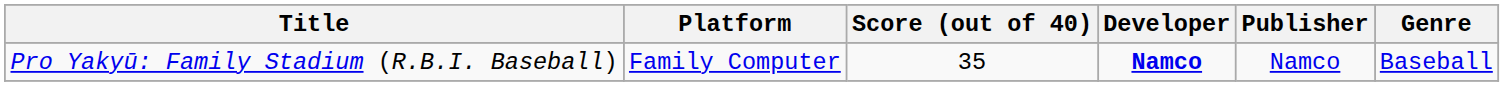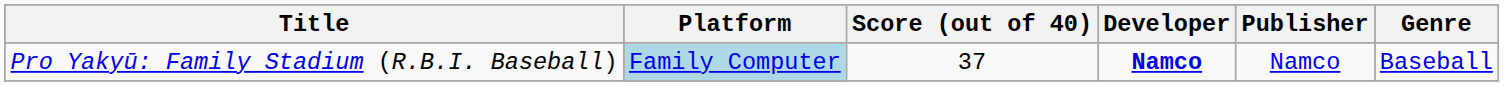(735, 62) no background -> (735, 62) lightblue background
(972, 62) 35 -> (972, 62) 37
